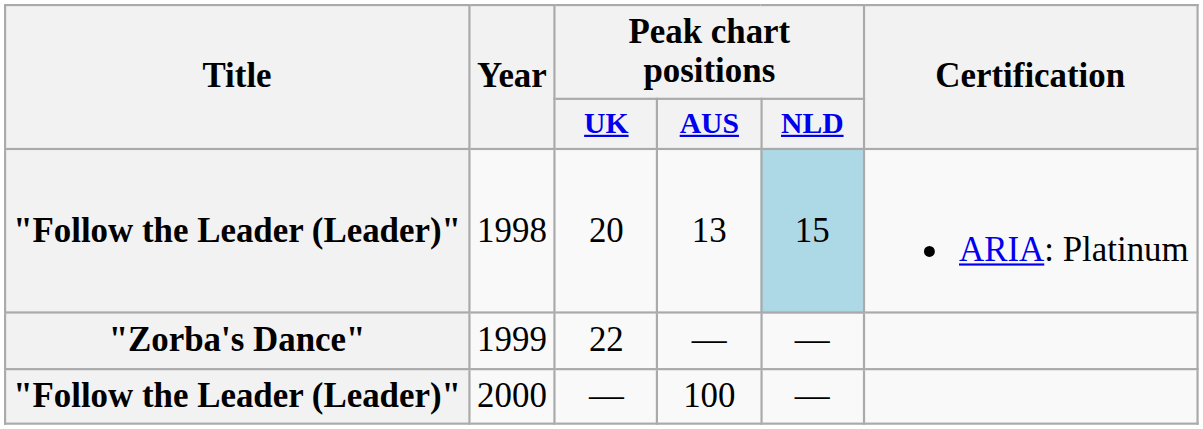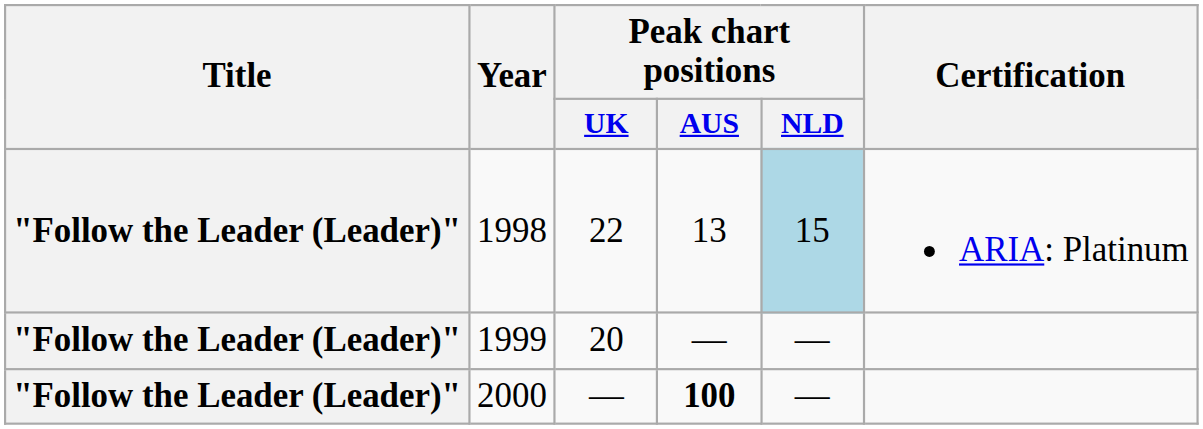(606, 230) 20 -> (606, 230) 22
(237, 339) "Zorba's Dance" -> (237, 339) "Follow the Leader (Leader)"
(606, 339) 22 -> (606, 339) 20
(709, 395) normal -> (709, 395) bold
